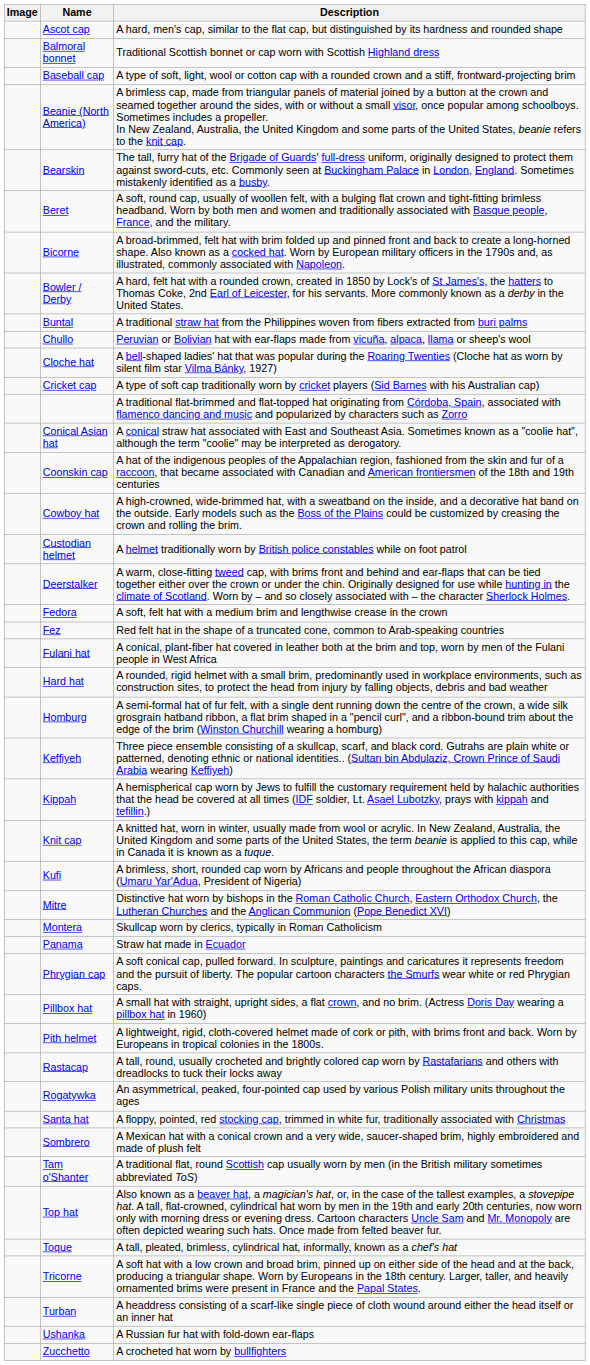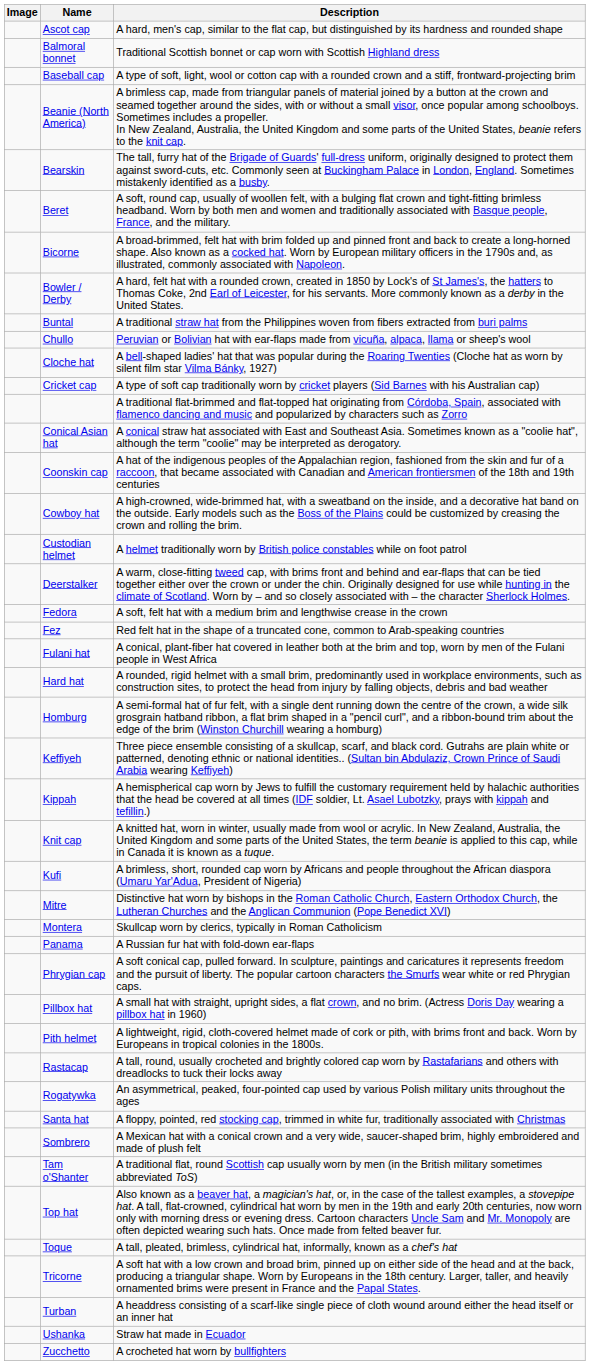(181, 945) Straw hat made in Ecuador -> (215, 945) A Russian fur hat with fold-down ear-flaps
(215, 1334) A Russian fur hat with fold-down ear-flaps -> (181, 1334) Straw hat made in Ecuador
